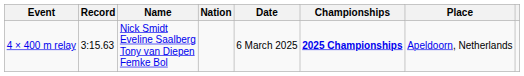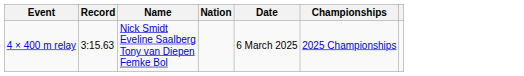- column: (460, 12)
(352, 45) bold -> (349, 45) normal
